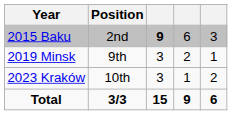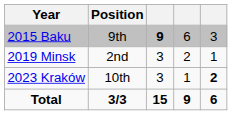(117, 36) 2nd -> (117, 36) 9th
(117, 57) 9th -> (117, 57) 2nd
(214, 78) normal -> (214, 78) bold
